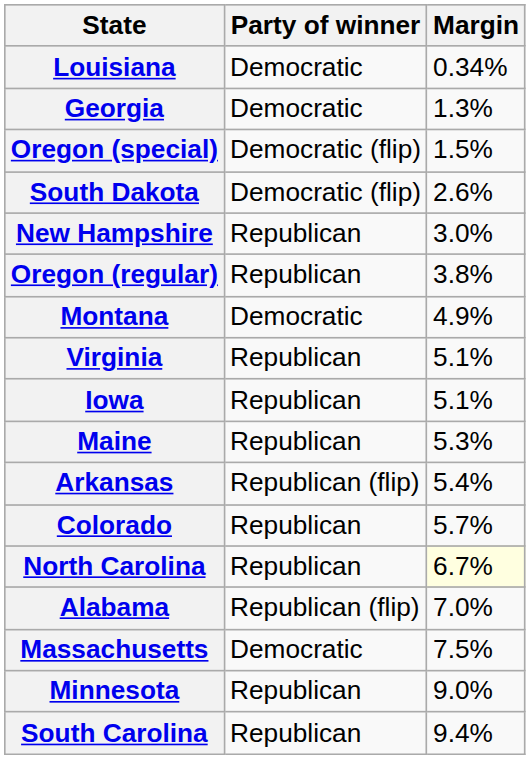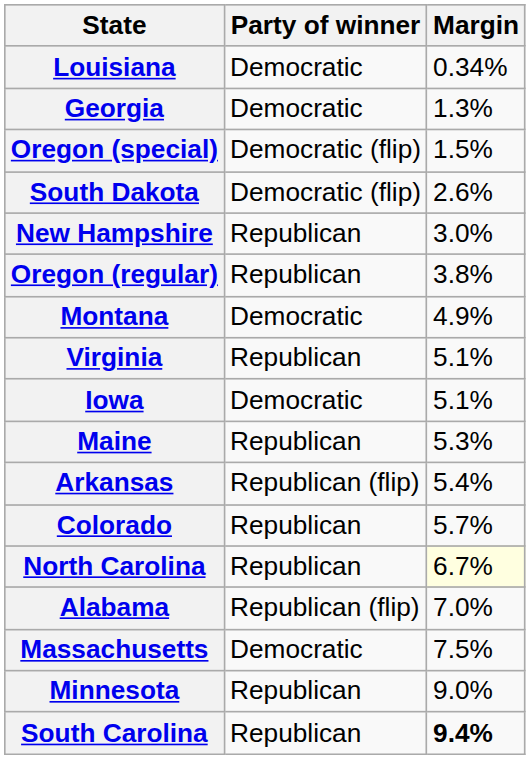(296, 399) Republican -> (296, 399) Democratic
(463, 732) normal -> (463, 732) bold
